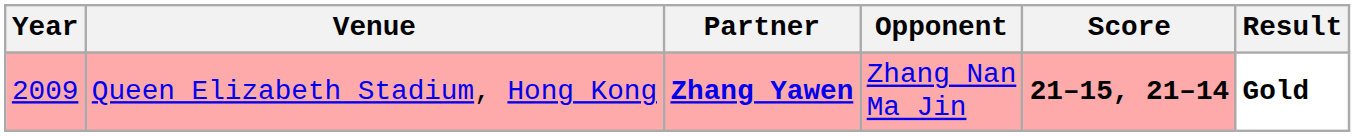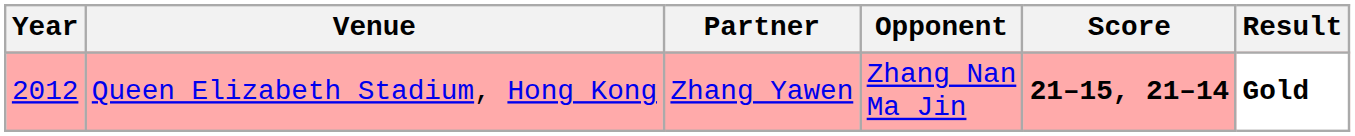(45, 91) 2009 -> (45, 91) 2012
(762, 91) bold -> (762, 91) normal
